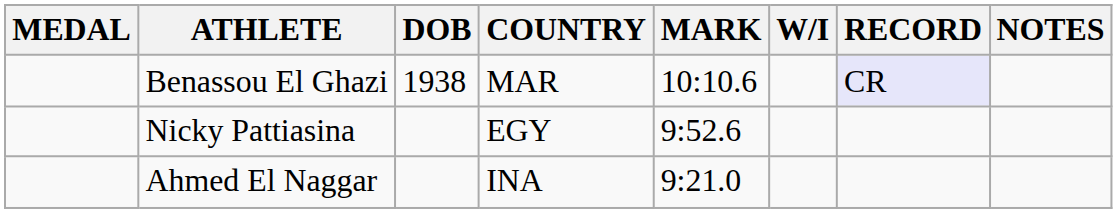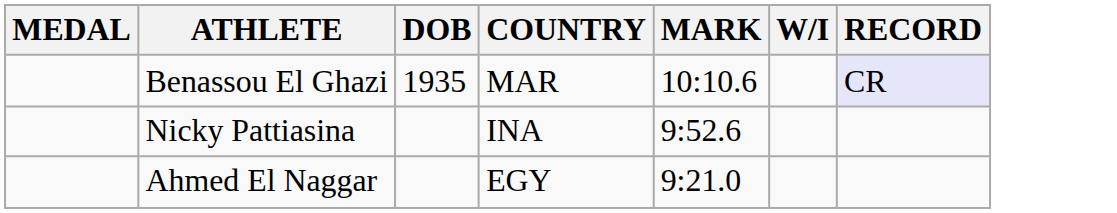- column: (1051, 29)
(434, 80) 1938 -> (434, 80) 1935
(519, 130) EGY -> (514, 130) INA
(514, 181) INA -> (519, 181) EGY
